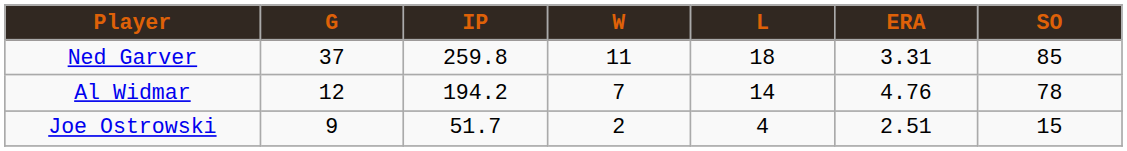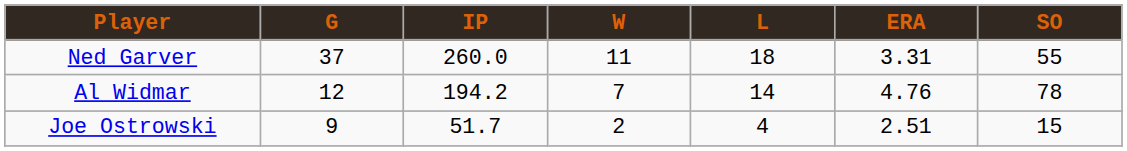(475, 58) 259.8 -> (475, 58) 260.0
(1049, 58) 85 -> (1049, 58) 55
